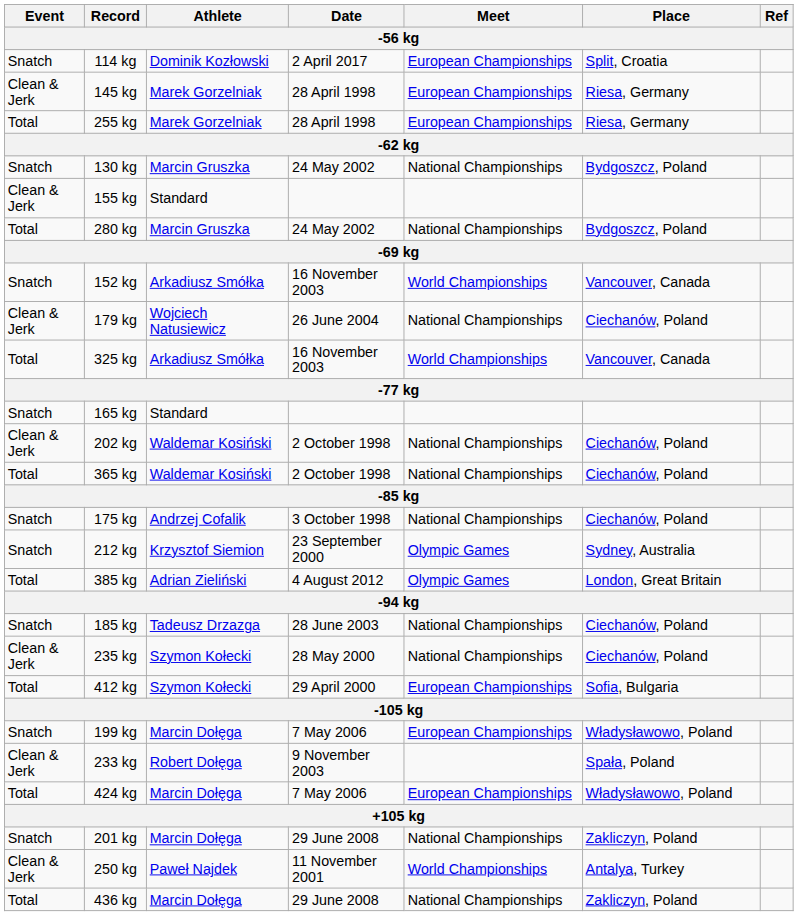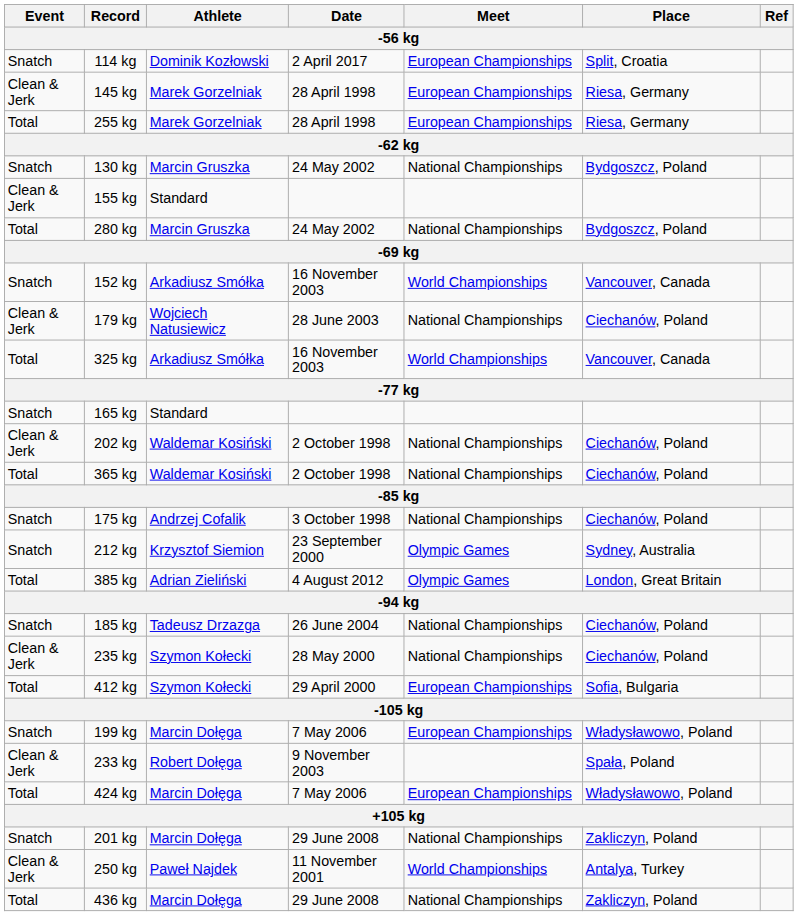(335, 321) 26 June 2004 -> (335, 321) 28 June 2003
(335, 625) 28 June 2003 -> (335, 625) 26 June 2004
